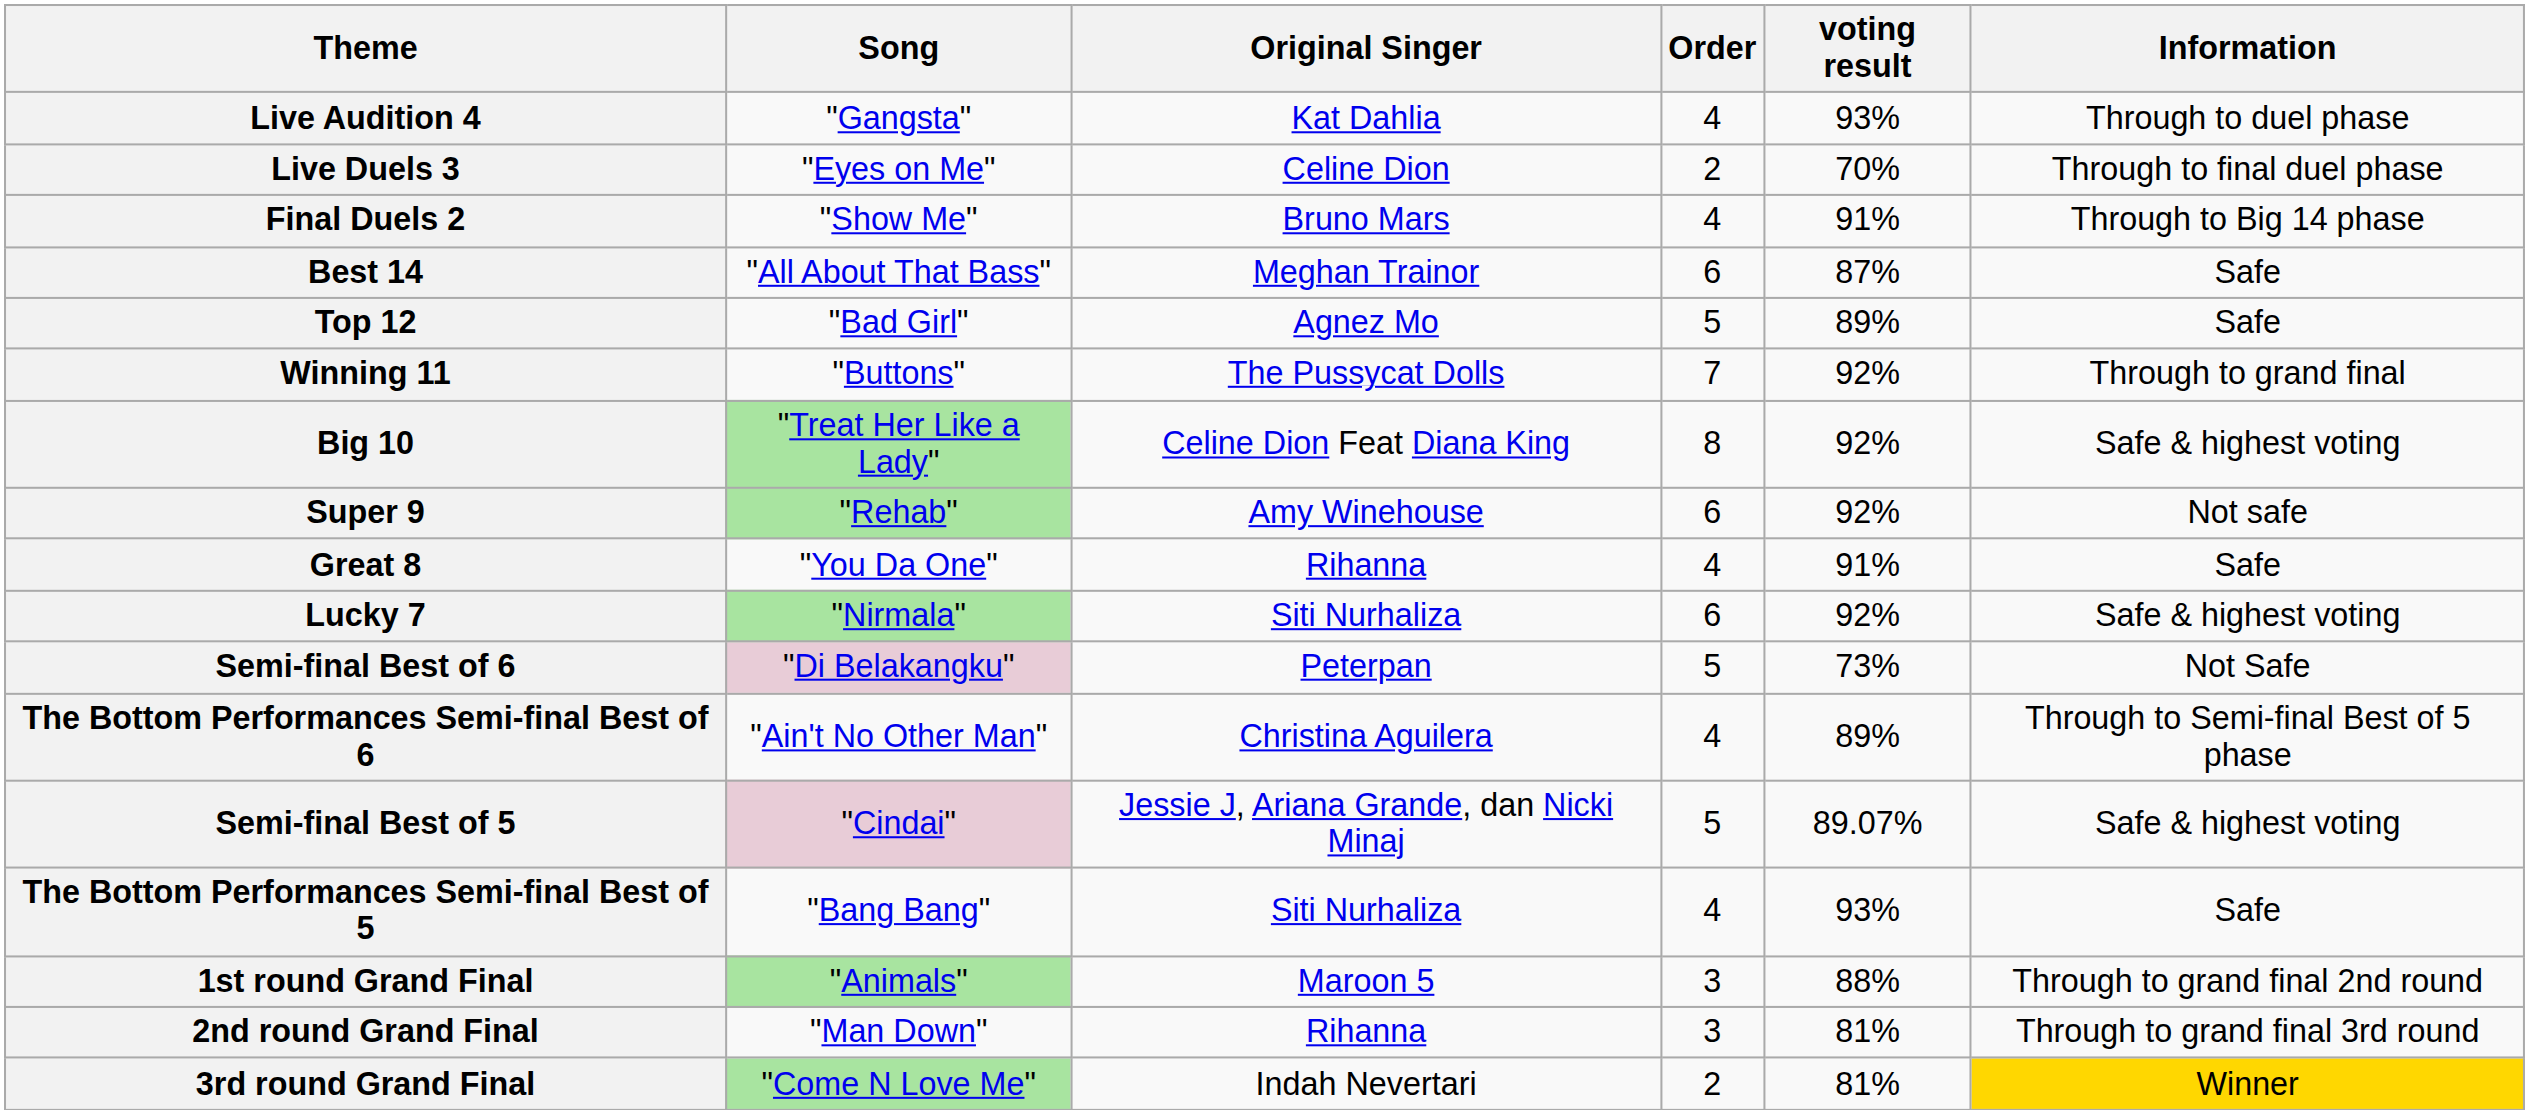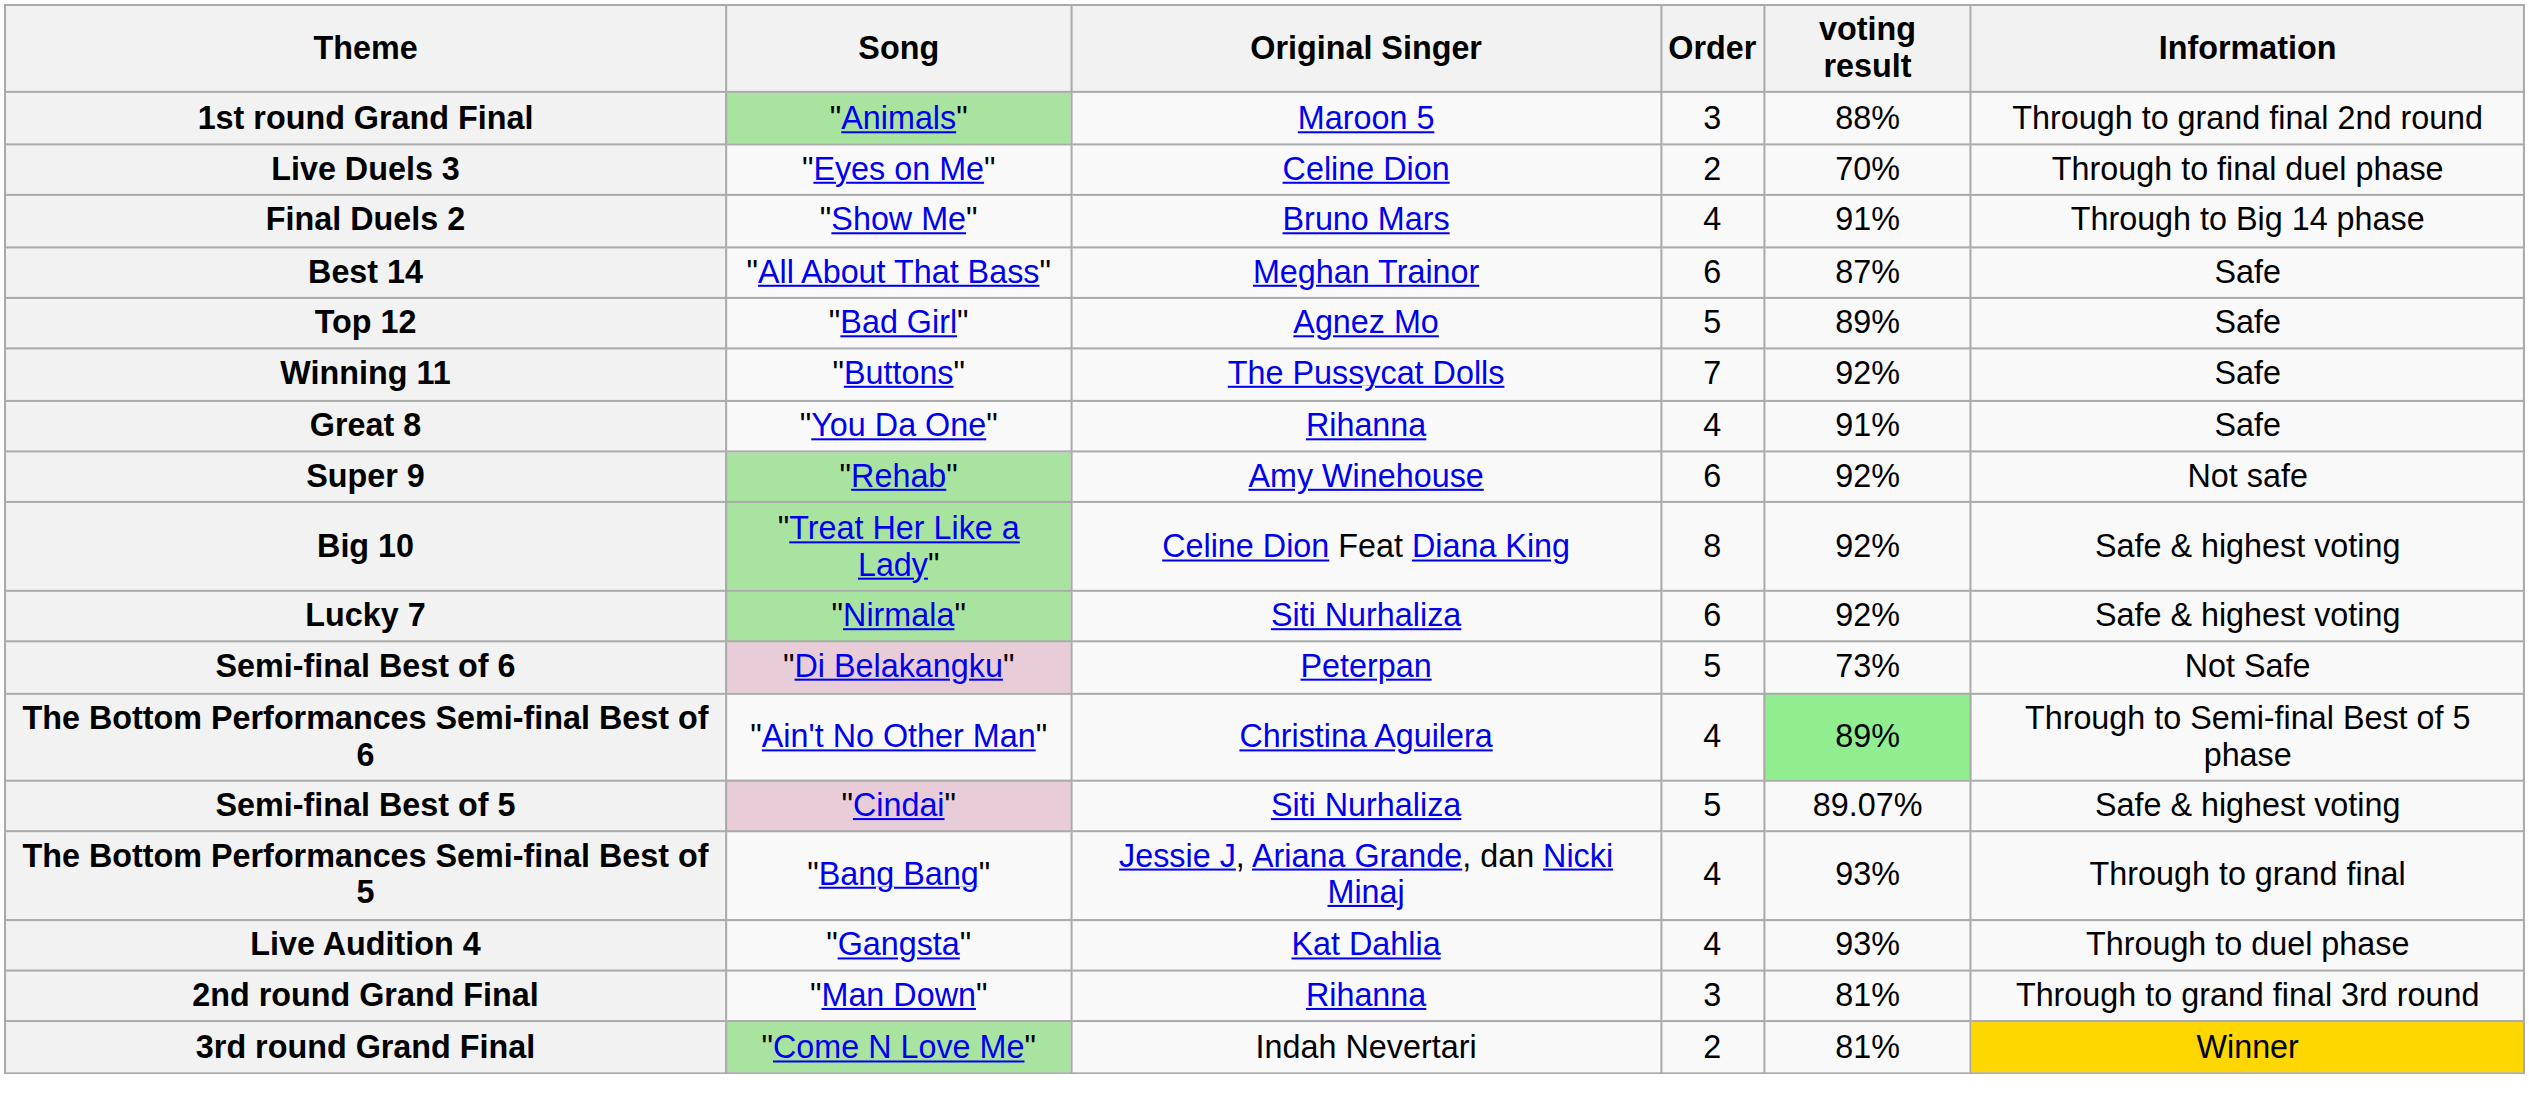rows swapped: (366, 117) <-> (366, 980)
(2248, 374) Through to grand final -> (2248, 374) Safe
rows swapped: (366, 443) <-> (366, 564)
(1868, 736) no background -> (1868, 736) lightgreen background
(1366, 823) Jessie J, Ariana Grande, dan Nicki Minaj -> (1366, 805) Siti Nurhaliza
(1366, 911) Siti Nurhaliza -> (1366, 874) Jessie J, Ariana Grande, dan Nicki Minaj
(2248, 911) Safe -> (2248, 874) Through to grand final
